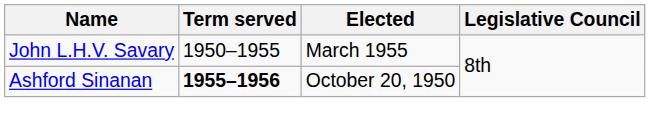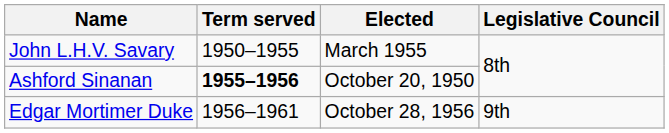+ row: (101, 111)
